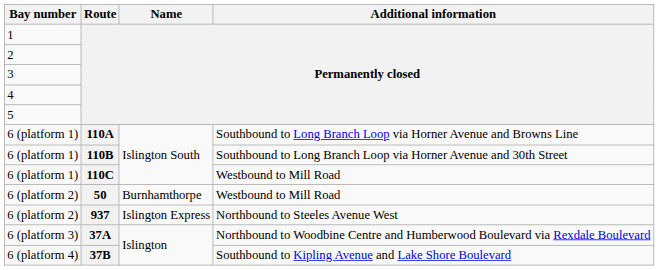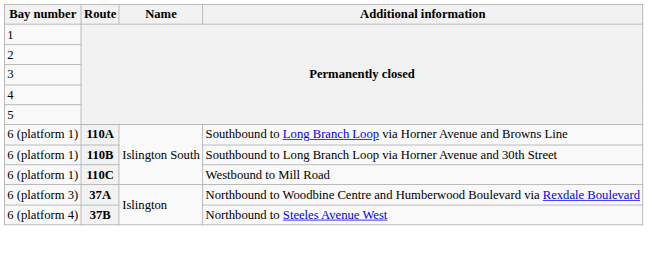- row: (43, 194)
- row: (43, 214)
(364, 255) Southbound to Kipling Avenue and Lake Shore Boulevard -> (296, 214) Northbound to Steeles Avenue West
